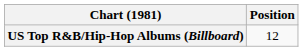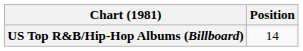(272, 35) 12 -> (272, 35) 14
